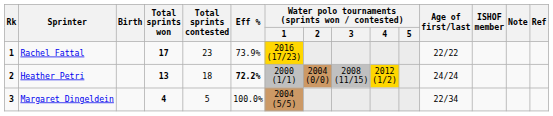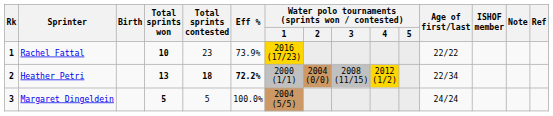(164, 53) 17 -> (164, 53) 10
(207, 76) normal -> (207, 76) bold
(446, 76) 24/24 -> (446, 76) 22/34
(164, 99) 4 -> (164, 99) 5
(446, 99) 22/34 -> (446, 99) 24/24
